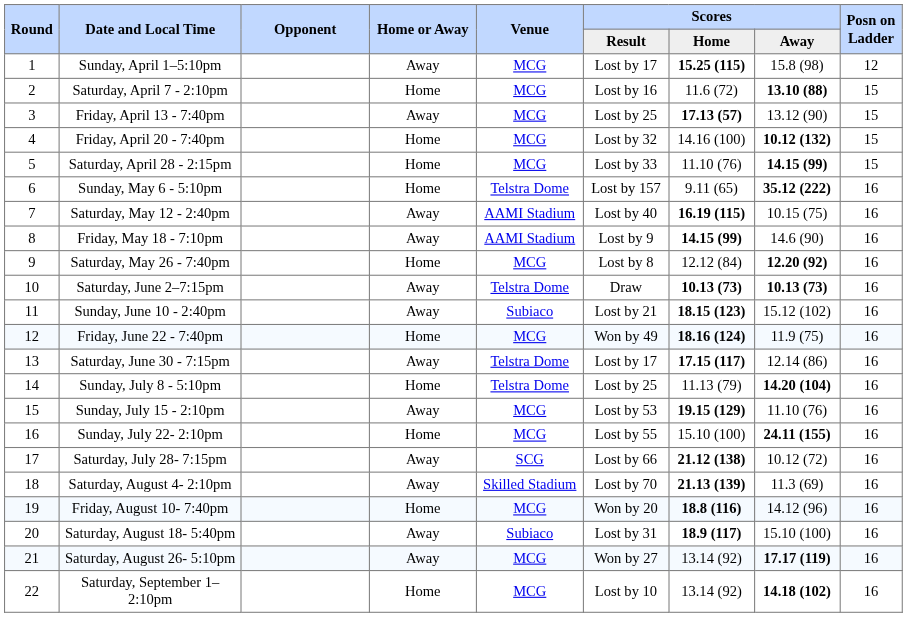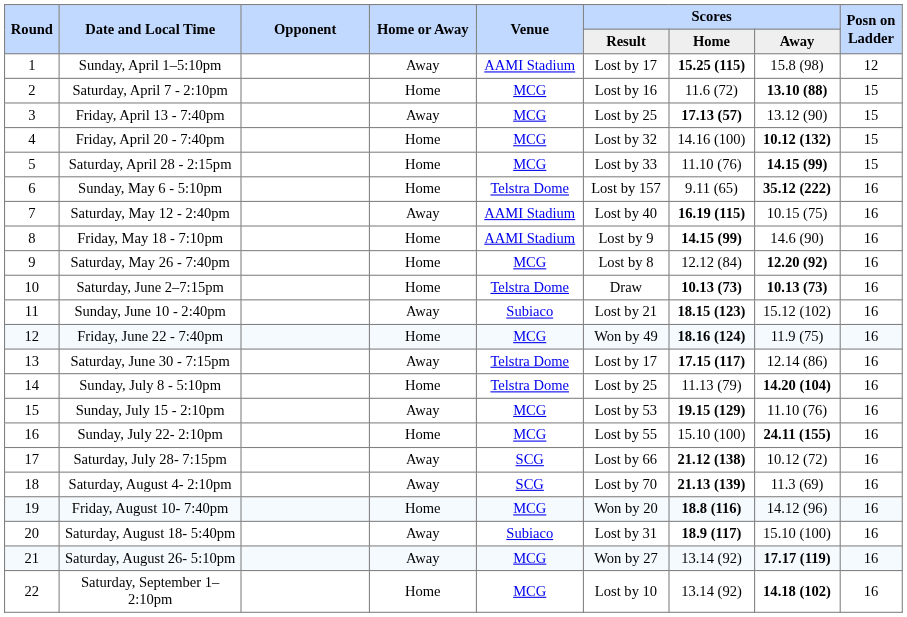(530, 66) MCG -> (530, 66) AAMI Stadium
(423, 238) Away -> (423, 238) Home
(423, 287) Away -> (423, 287) Home
(530, 484) Skilled Stadium -> (530, 484) SCG
